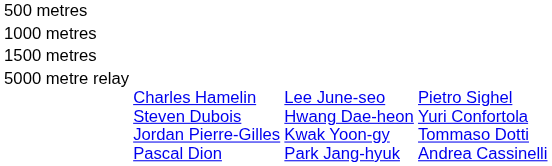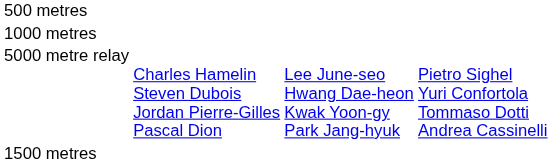rows swapped: (50, 56) <-> (67, 79)
